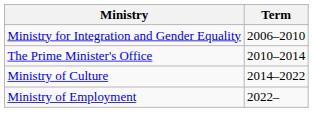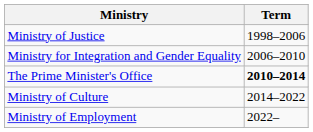+ row: (56, 35)
(276, 55) normal -> (276, 76) bold
